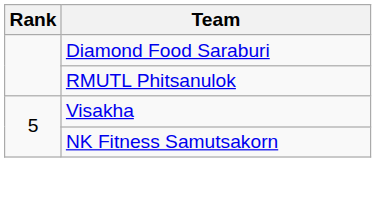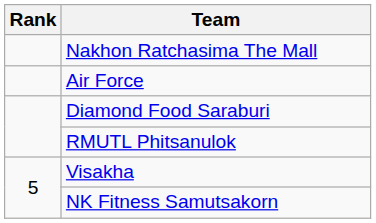+ row: (192, 50)
+ row: (105, 80)
